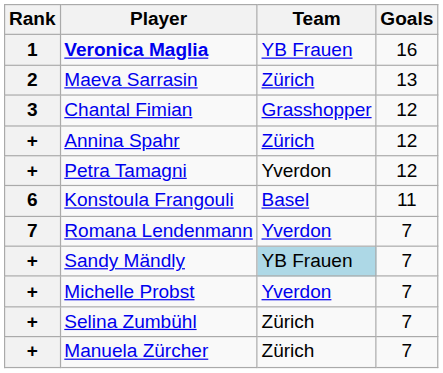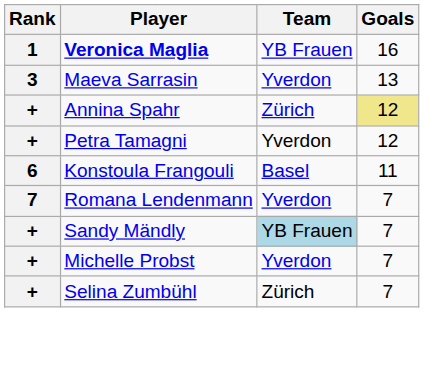(32, 79) 2 -> (32, 79) 3
(288, 79) Zürich -> (296, 79) Yverdon
- row: (128, 110)
(407, 140) no background -> (388, 110) khaki background
- row: (136, 351)
